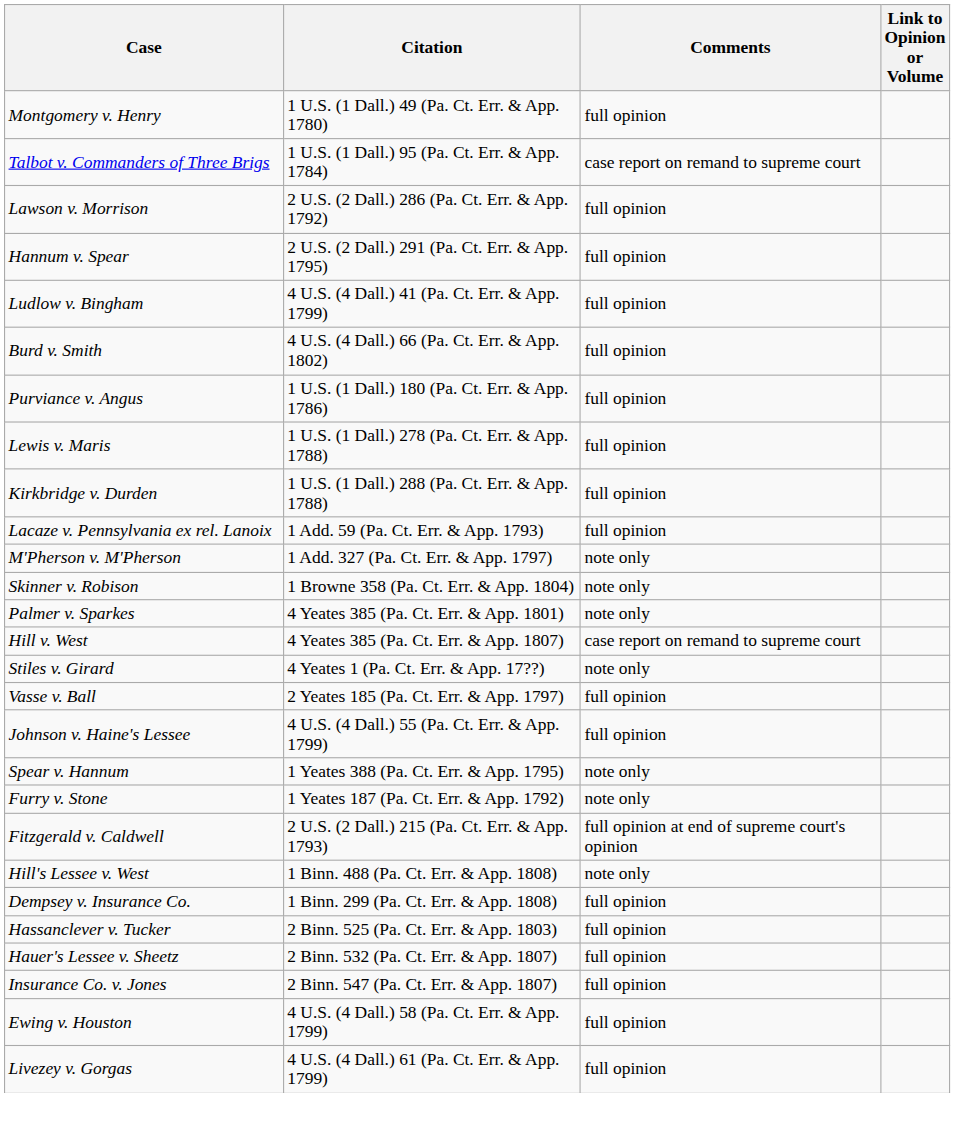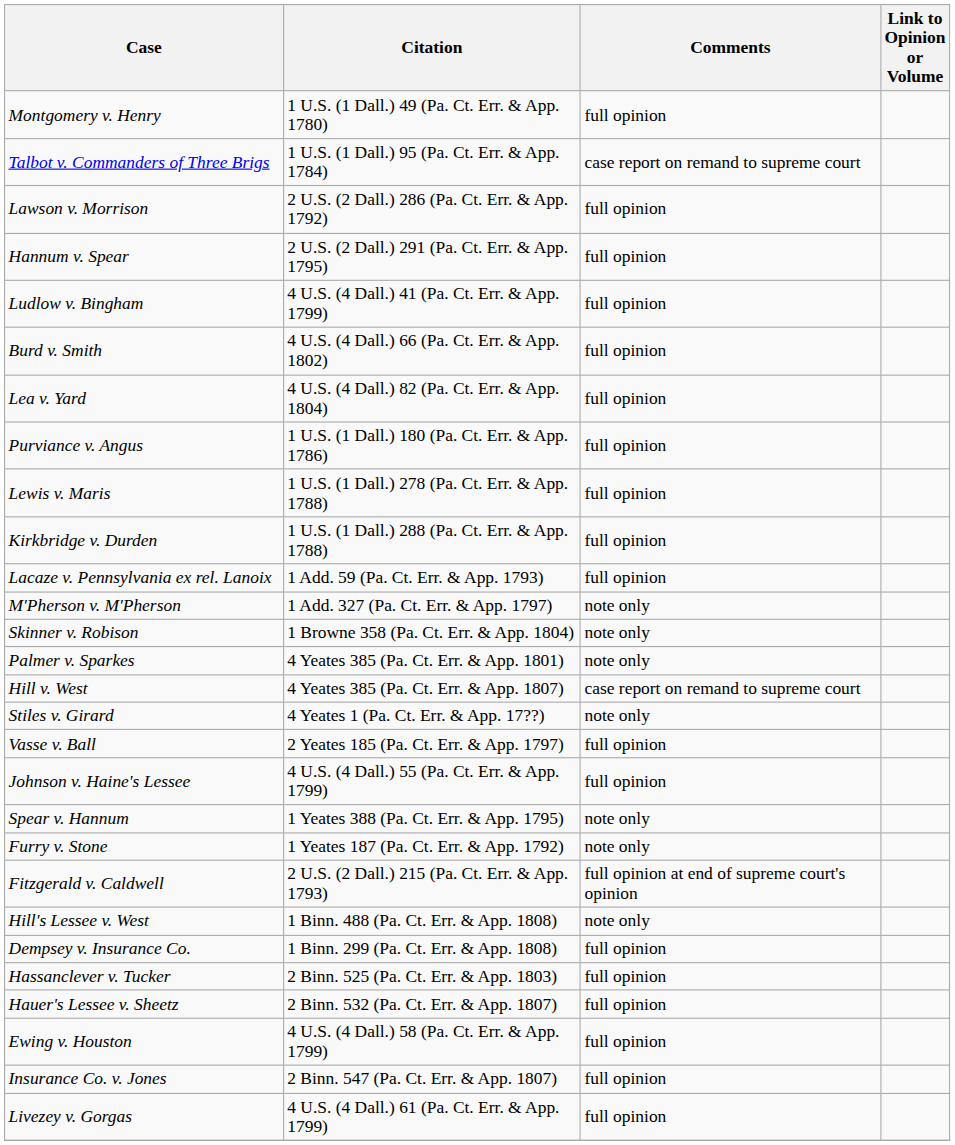+ row: (47, 398)
rows swapped: (88, 984) <-> (70, 1021)
